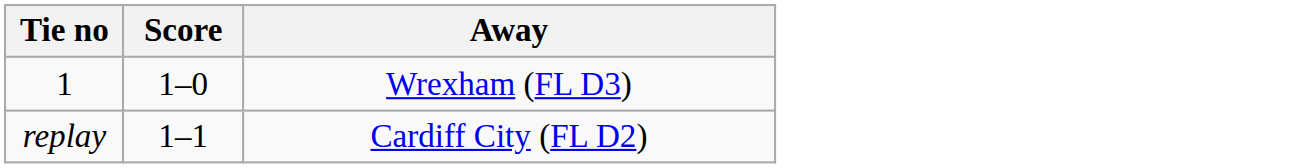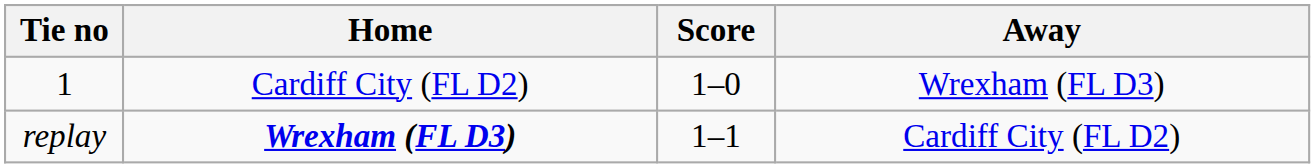+ column: (390, 30)
